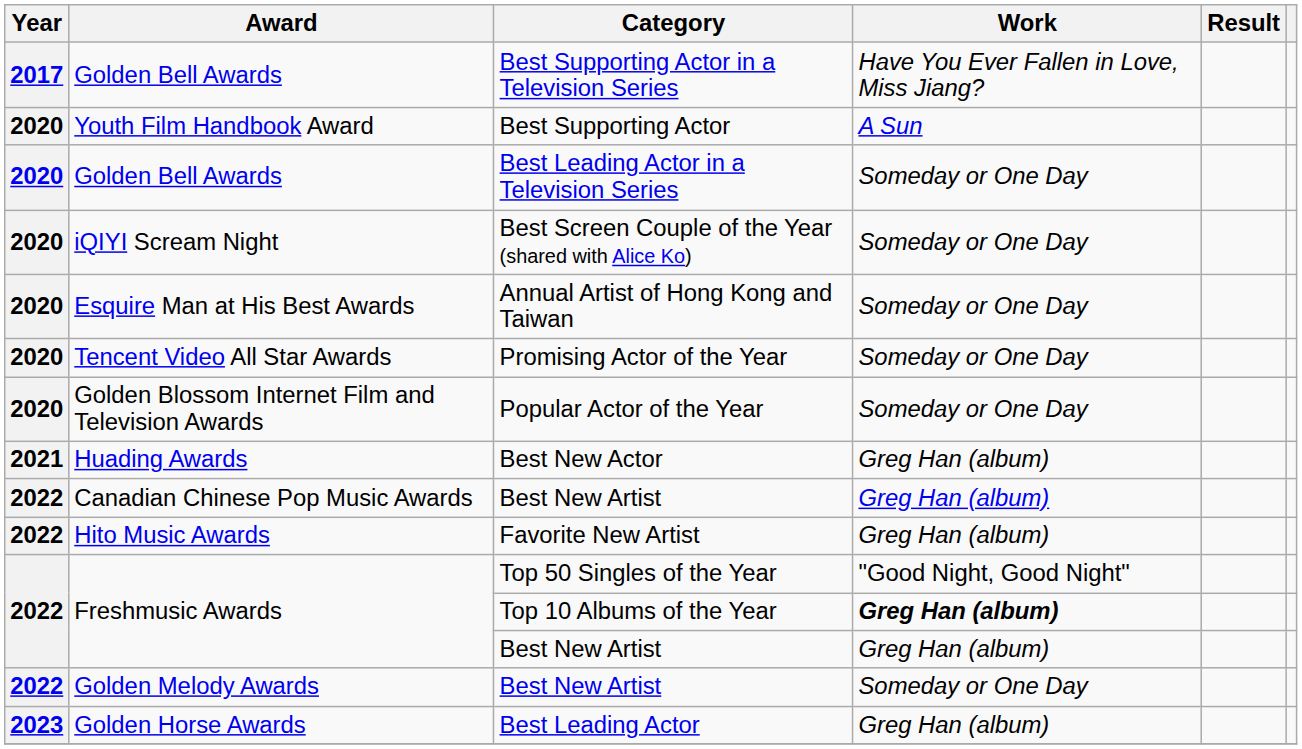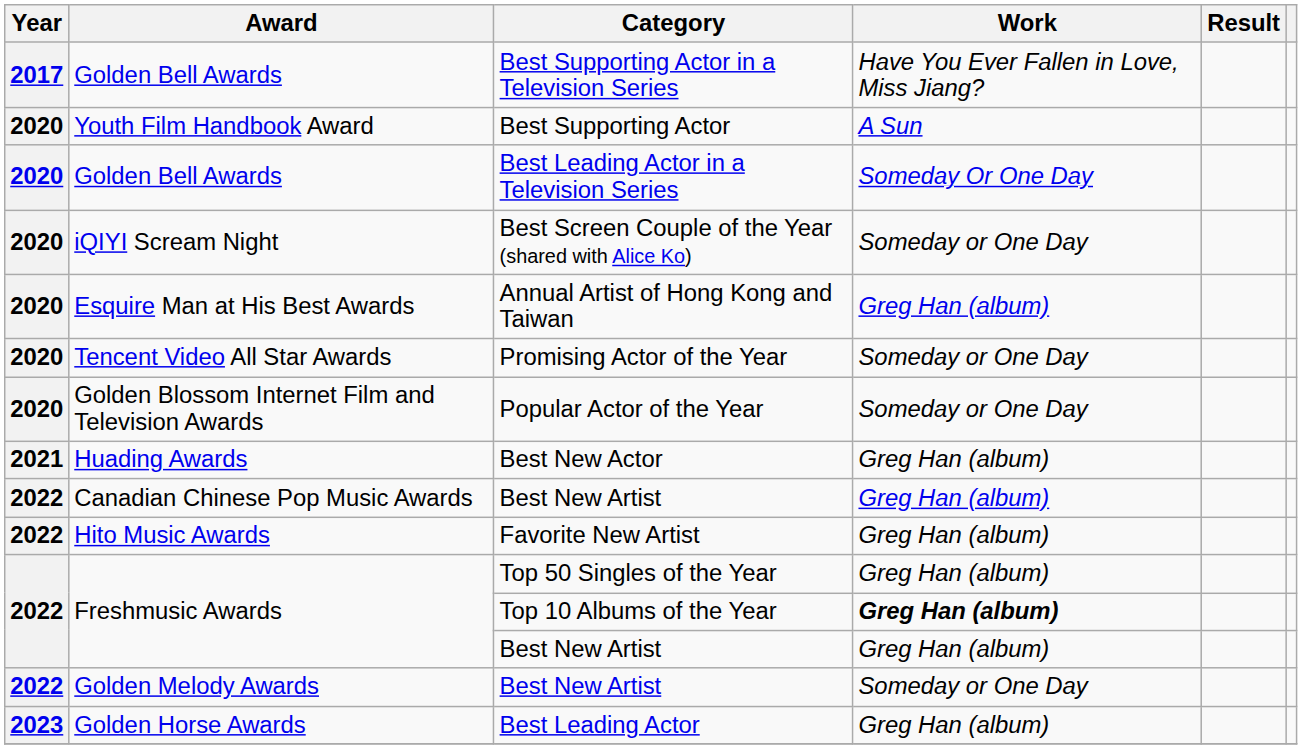(973, 177) Someday or One Day -> (976, 177) Someday Or One Day
(973, 306) Someday or One Day -> (954, 306) Greg Han (album)
(994, 573) "Good Night, Good Night" -> (954, 573) Greg Han (album)
